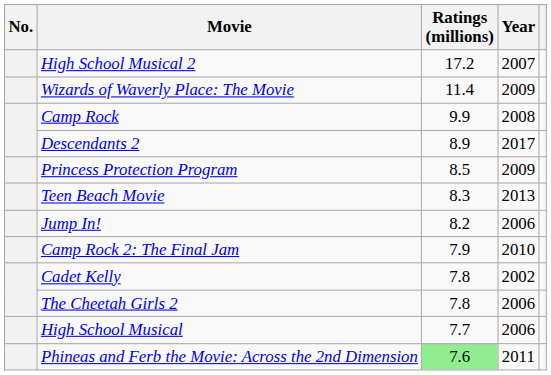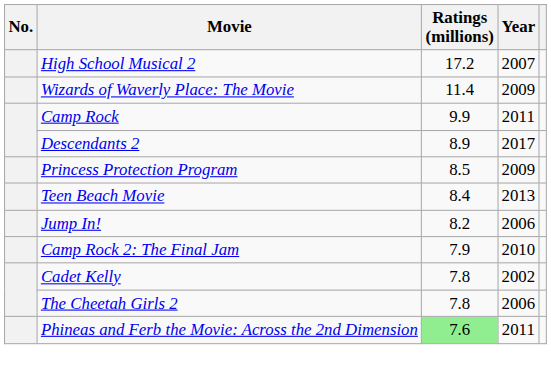(518, 116) 2008 -> (518, 116) 2011
(460, 196) 8.3 -> (460, 196) 8.4
- row: (112, 329)
